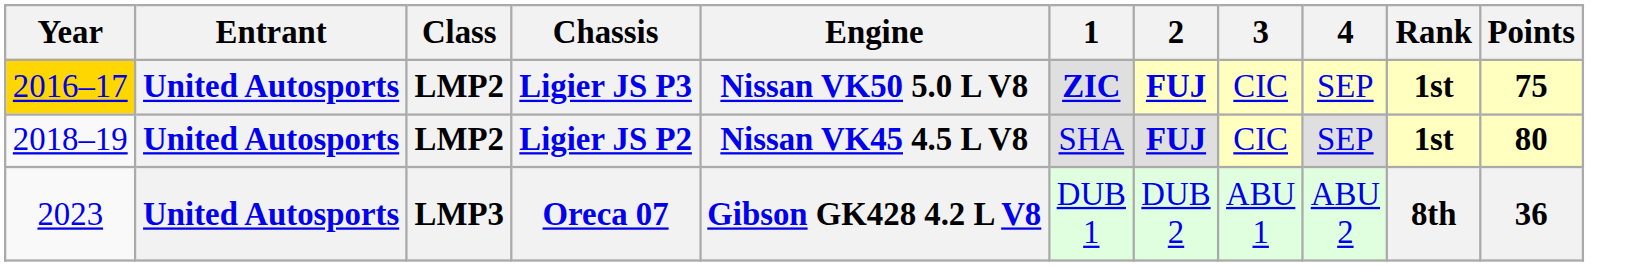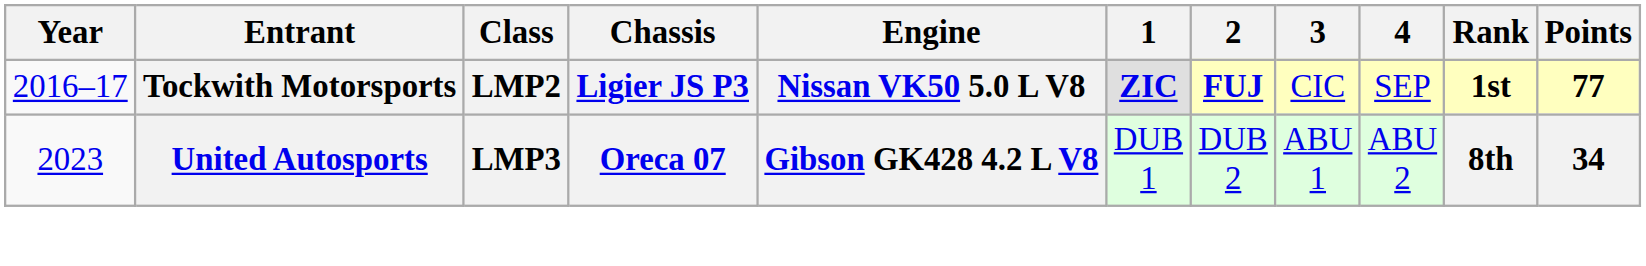(70, 86) gold background -> (70, 86) no background
(271, 86) United Autosports -> (300, 86) Tockwith Motorsports
(1531, 86) 75 -> (1588, 86) 77
- row: (606, 140)
(1531, 213) 36 -> (1588, 159) 34
